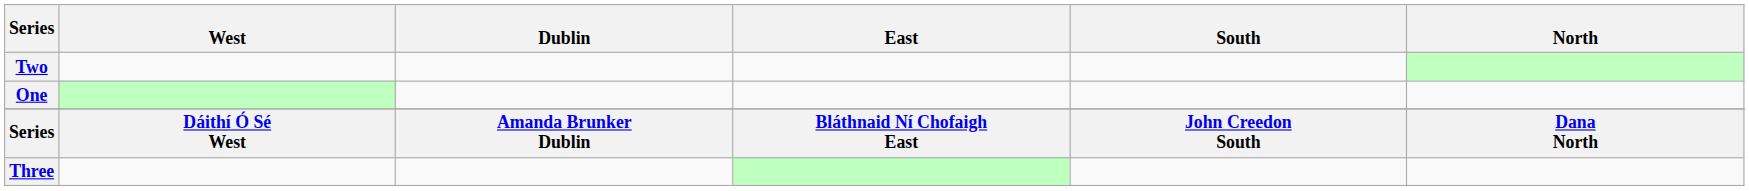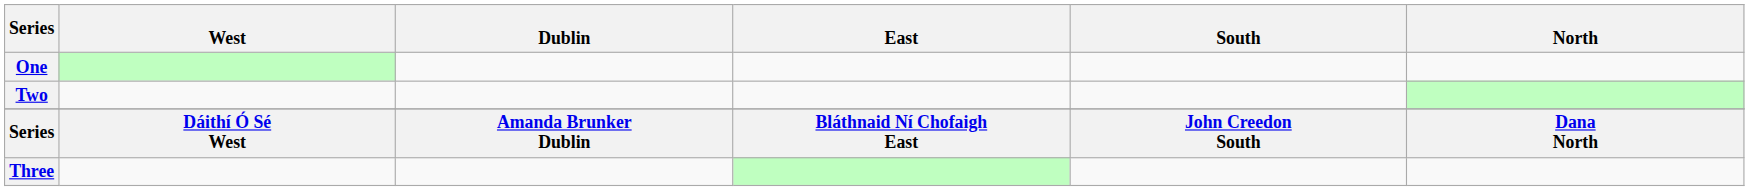rows swapped: (32, 94) <-> (32, 66)
